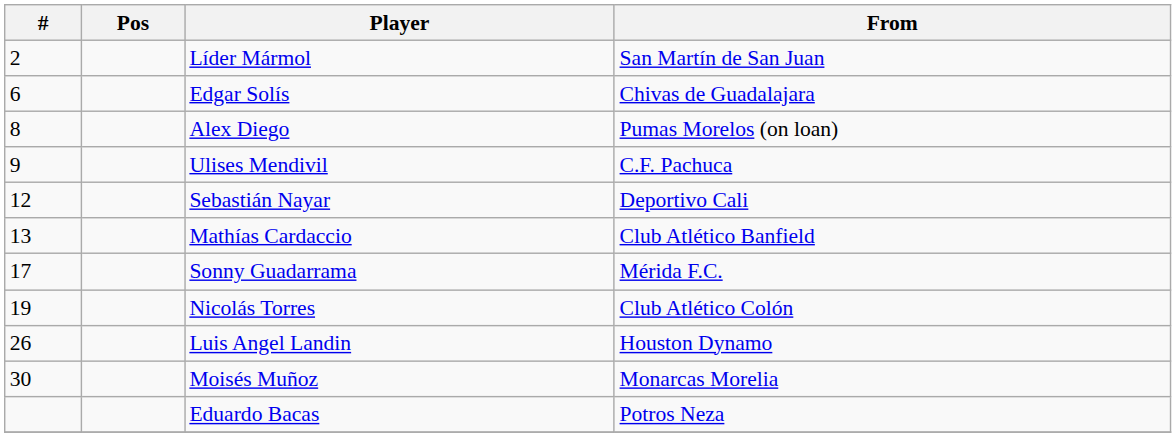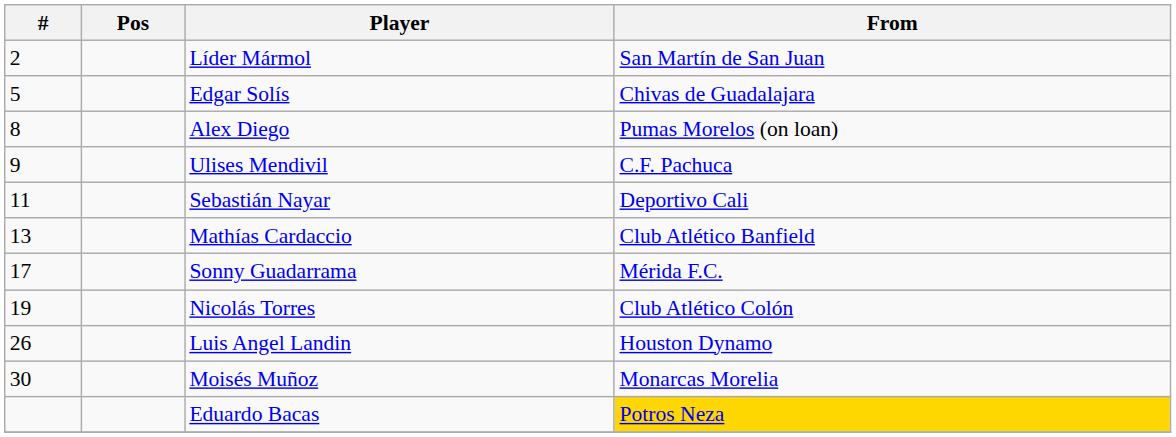(15, 93) 6 -> (15, 93) 5
(21, 200) 12 -> (20, 200) 11
(672, 413) no background -> (672, 413) gold background
